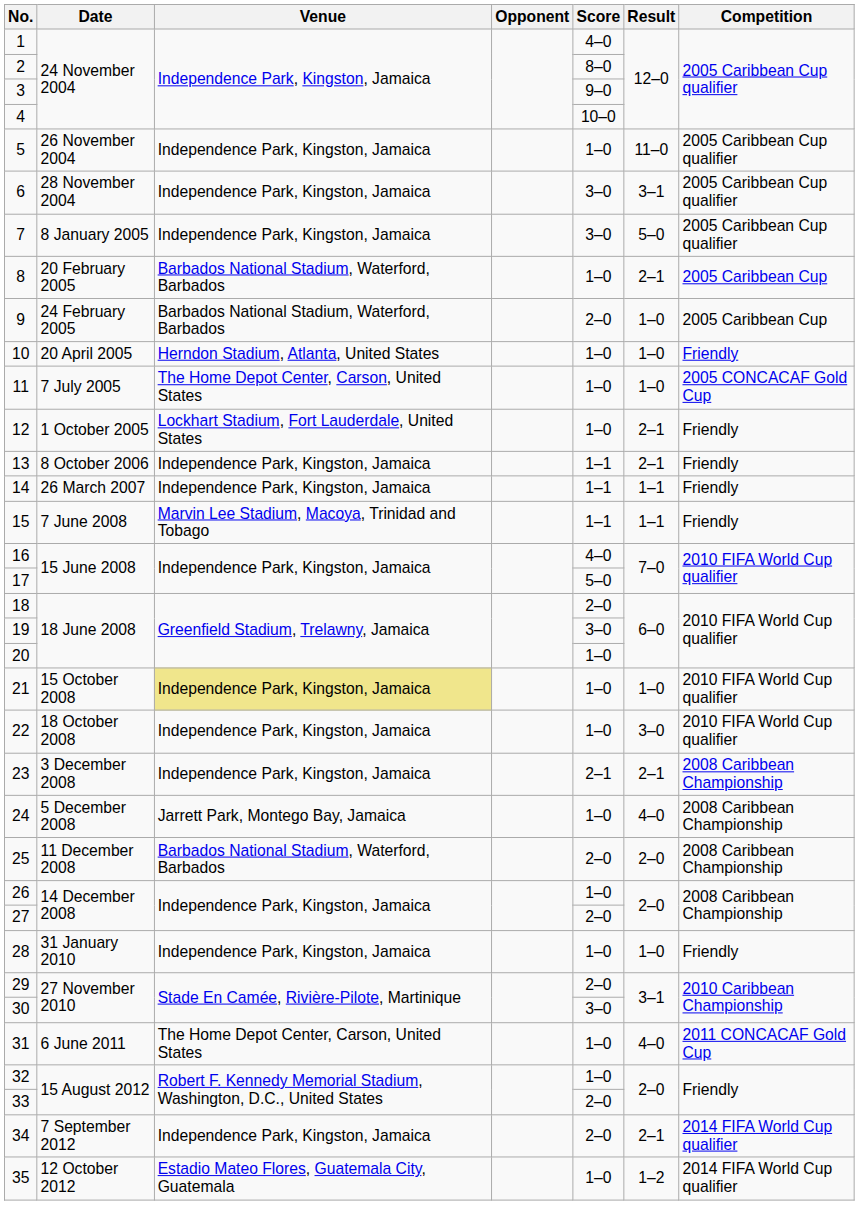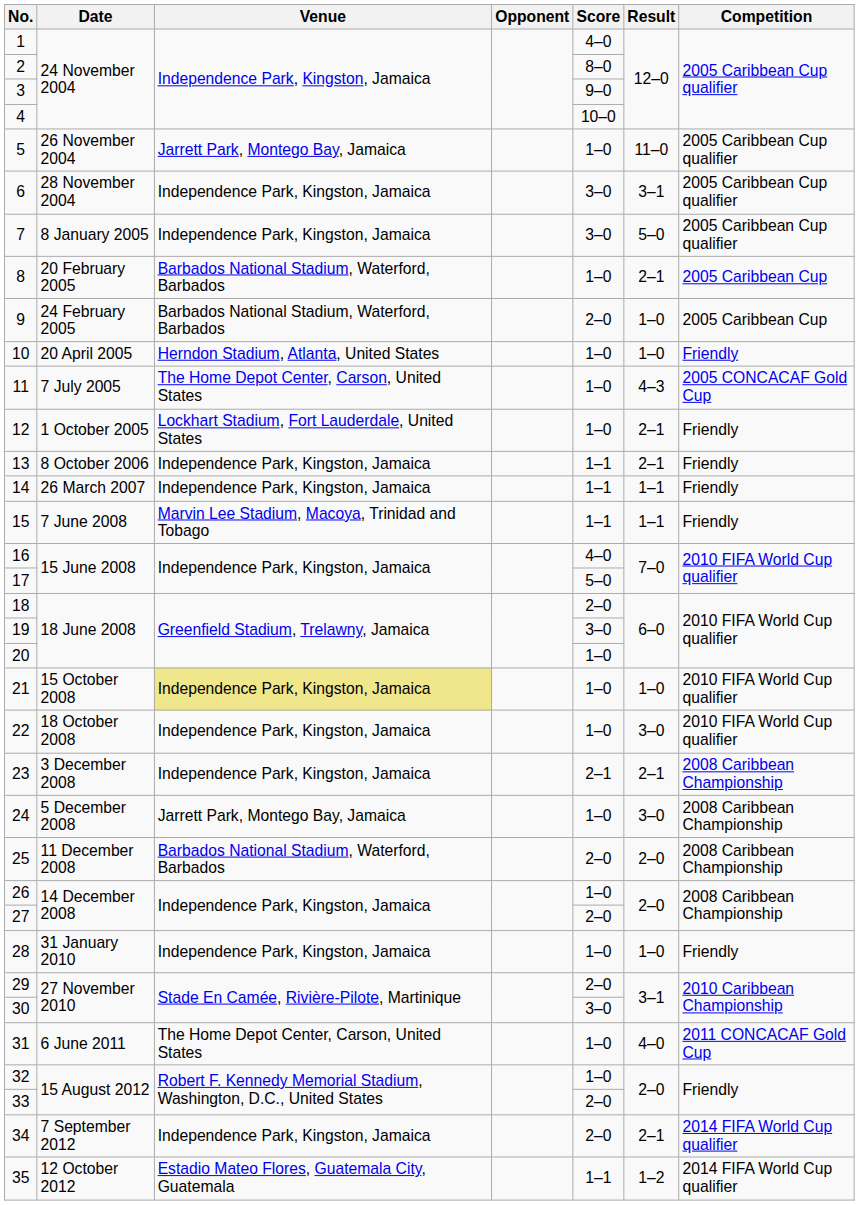(294, 150) Independence Park, Kingston, Jamaica -> (282, 150) Jarrett Park, Montego Bay, Jamaica
(651, 387) 1–0 -> (651, 387) 4–3
(651, 816) 4–0 -> (651, 816) 3–0
(598, 1178) 1–0 -> (598, 1178) 1–1
